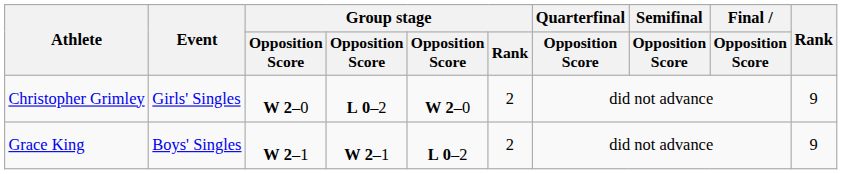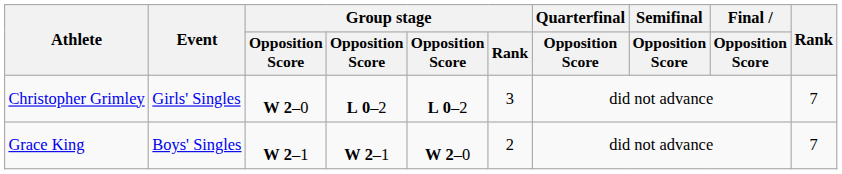(448, 108) W 2–0 -> (448, 108) L 0–2
(510, 99) 2 -> (510, 99) 3
(814, 99) 9 -> (814, 99) 7
(448, 155) L 0–2 -> (448, 155) W 2–0
(814, 145) 9 -> (814, 145) 7
